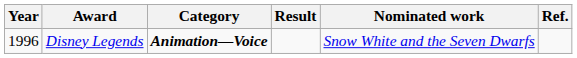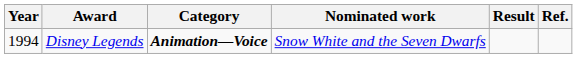columns swapped: (296, 16) <-> (429, 16)
(23, 41) 1996 -> (23, 41) 1994
